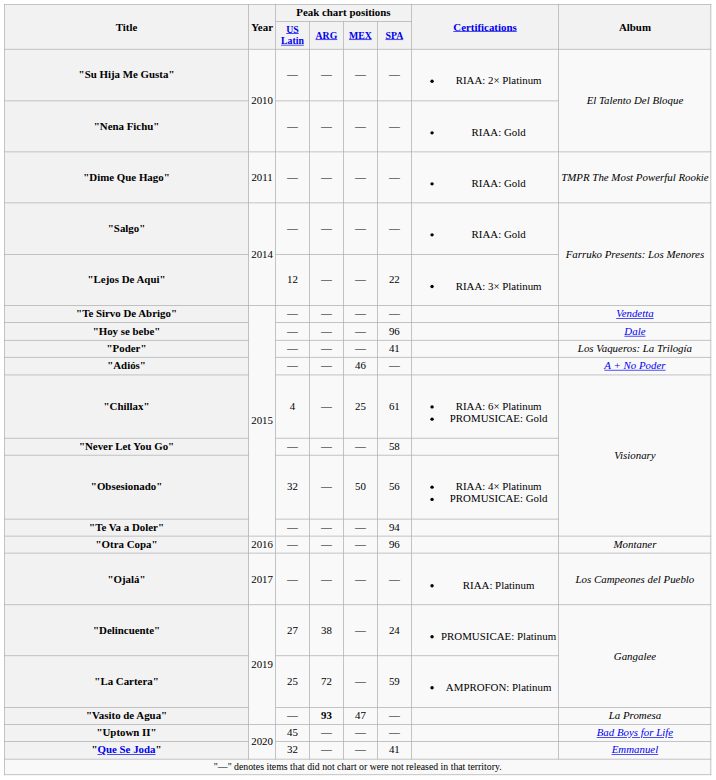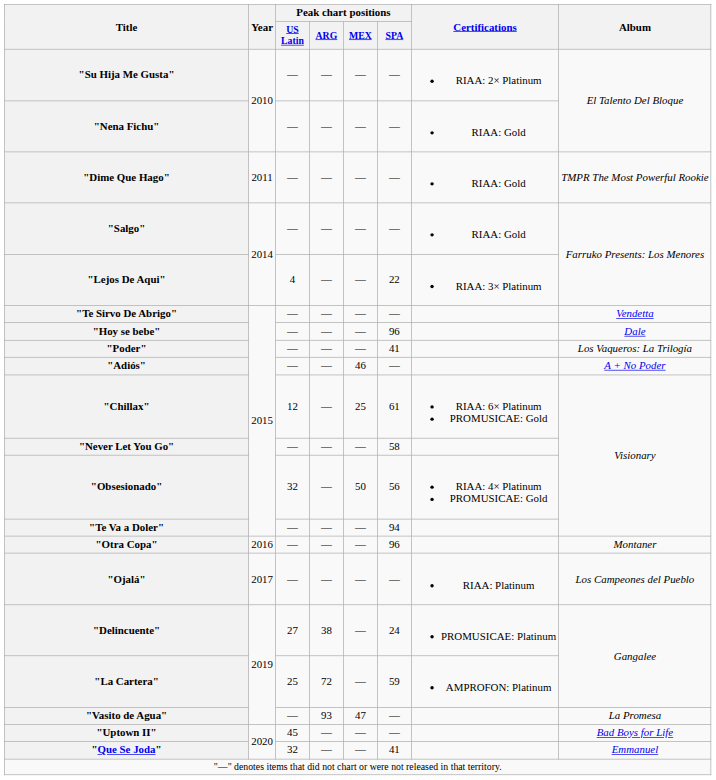(292, 280) 12 -> (292, 280) 4
(292, 406) 4 -> (292, 406) 12
(326, 715) bold -> (326, 715) normal
